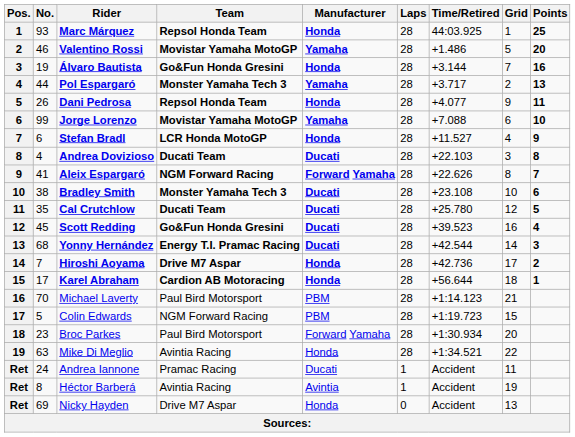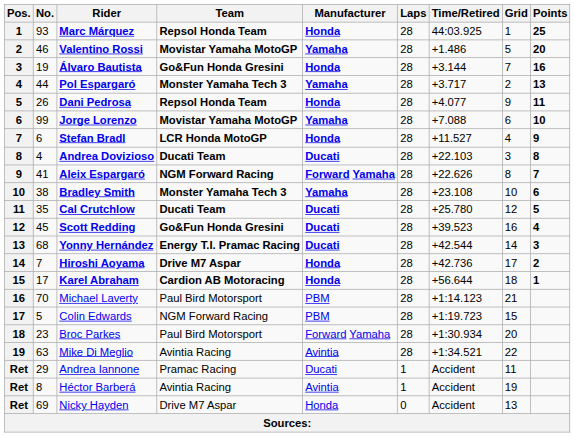(322, 192) Ducati -> (326, 192) Yamaha
(322, 352) Honda -> (322, 352) Avintia
(42, 370) 24 -> (42, 370) 29
